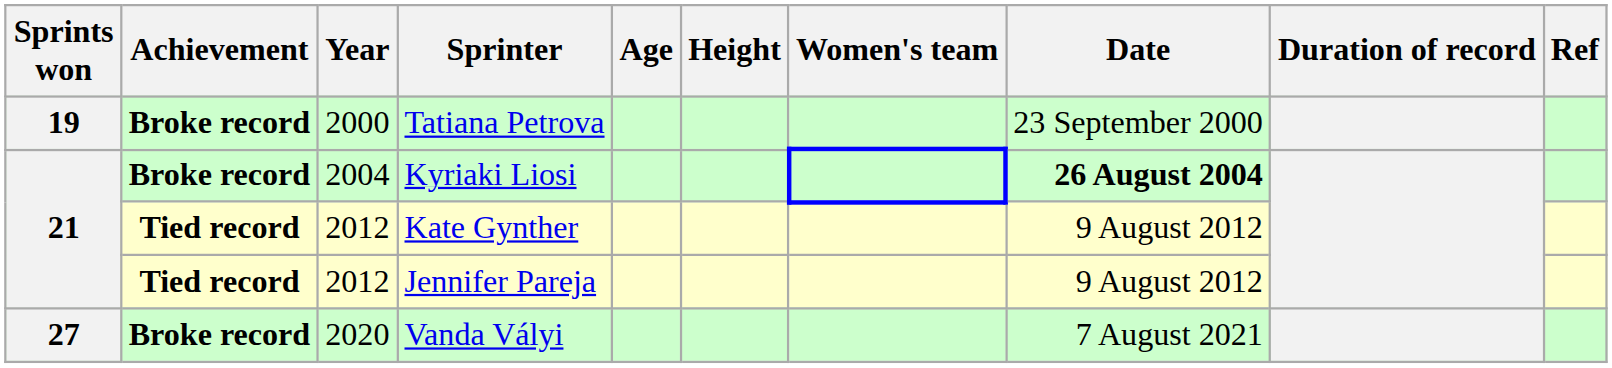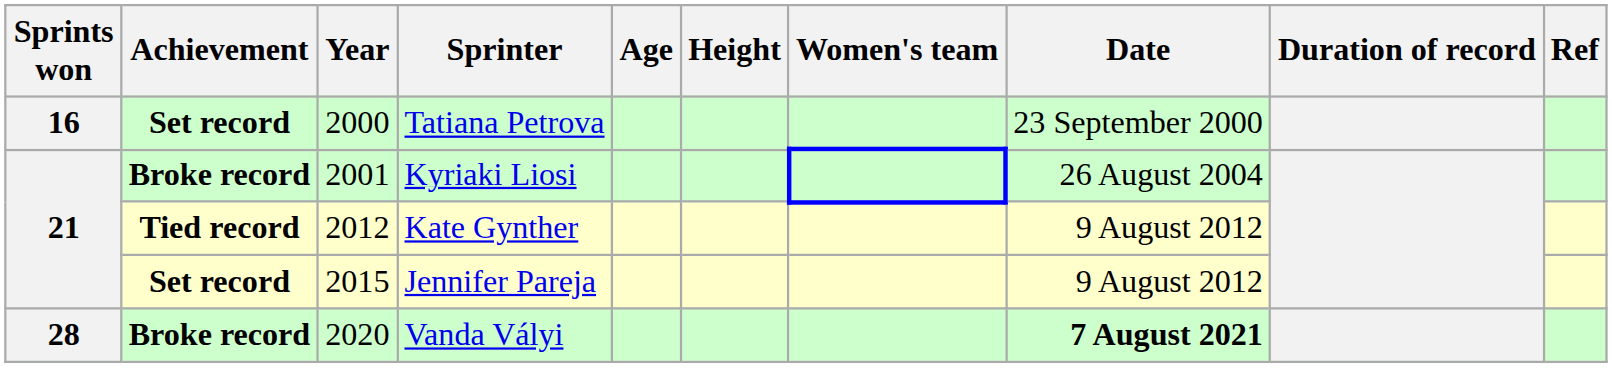(64, 122) 19 -> (64, 122) 16
(219, 122) Broke record -> (219, 122) Set record
(357, 175) 2004 -> (357, 175) 2001
(1159, 175) bold -> (1161, 175) normal
(219, 281) Tied record -> (219, 281) Set record
(357, 281) 2012 -> (357, 281) 2015
(64, 334) 27 -> (64, 334) 28
(1169, 334) normal -> (1167, 334) bold
